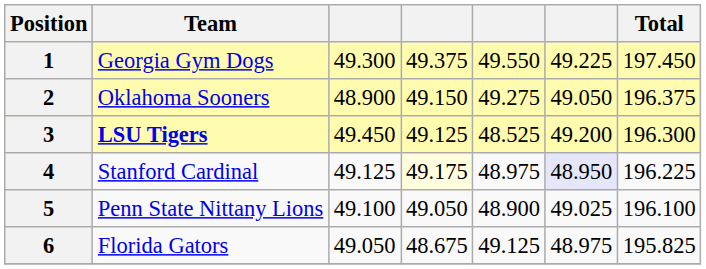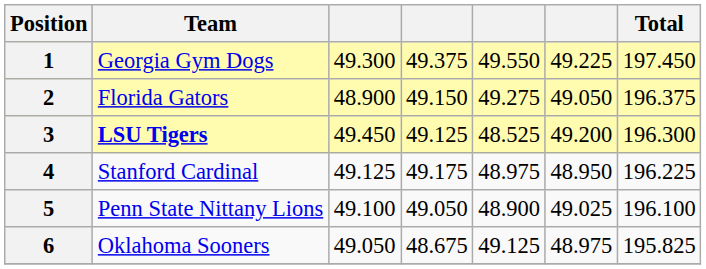(184, 97) Oklahoma Sooners -> (163, 97) Florida Gators
(437, 171) lightyellow background -> (437, 171) no background
(581, 171) lavender background -> (581, 171) no background
(163, 245) Florida Gators -> (184, 245) Oklahoma Sooners
